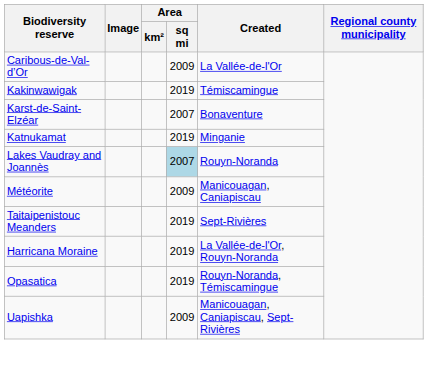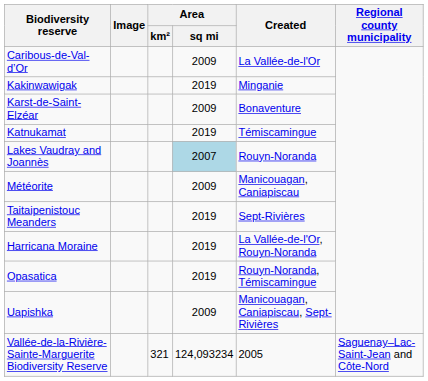(239, 90) Témiscamingue -> (261, 85) Minganie
(182, 114) 2007 -> (204, 109) 2009
(223, 138) Minganie -> (277, 132) Témiscamingue
+ row: (57, 354)
